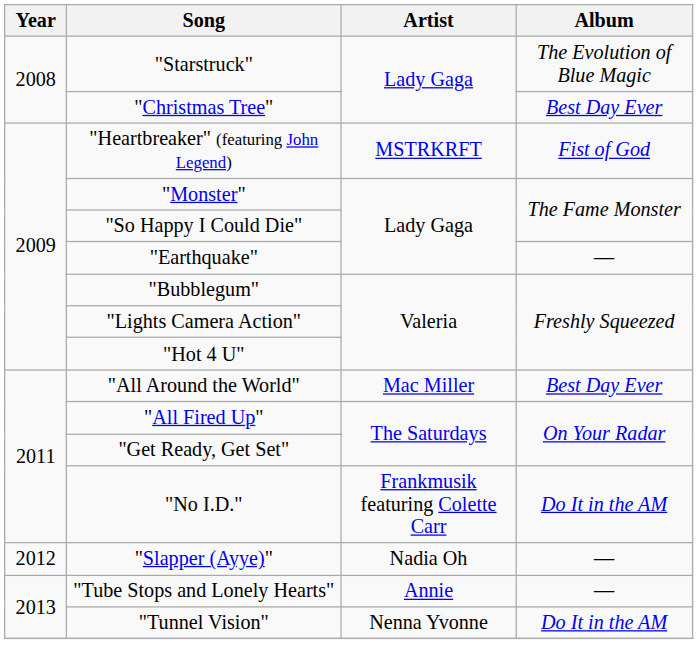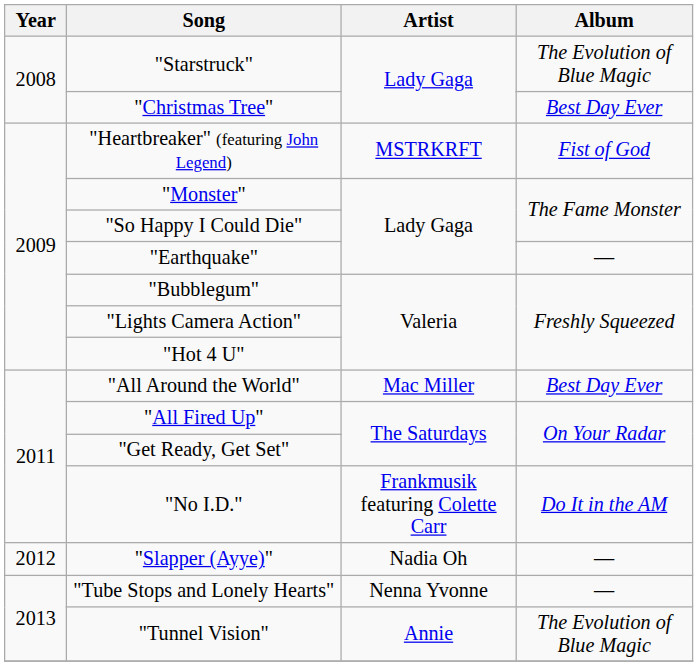(429, 590) Annie -> (429, 590) Nenna Yvonne
(429, 622) Nenna Yvonne -> (429, 634) Annie
(604, 622) Do It in the AM -> (604, 634) The Evolution of Blue Magic
